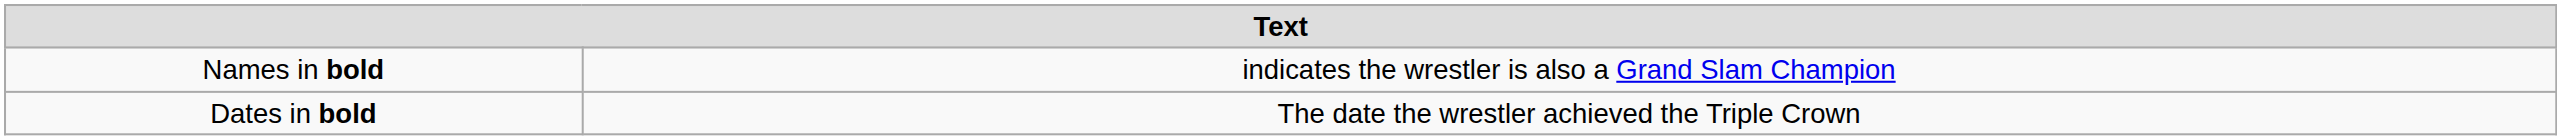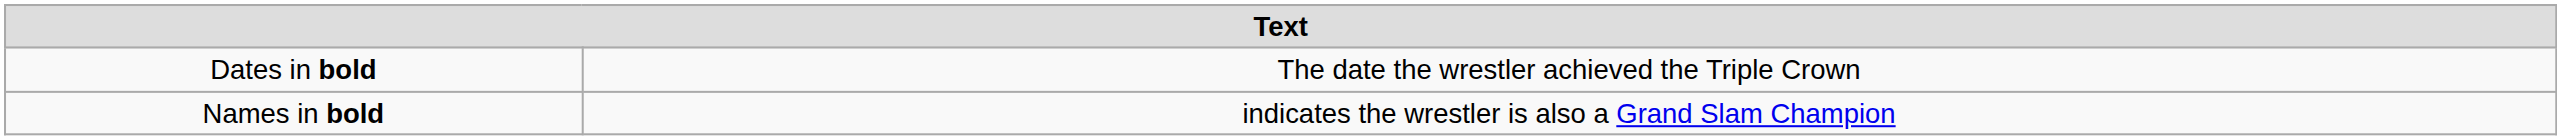rows swapped: (293, 113) <-> (293, 70)
